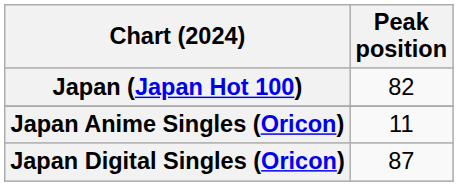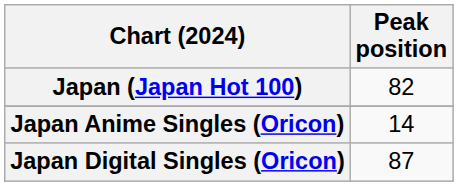(401, 124) 11 -> (401, 124) 14
